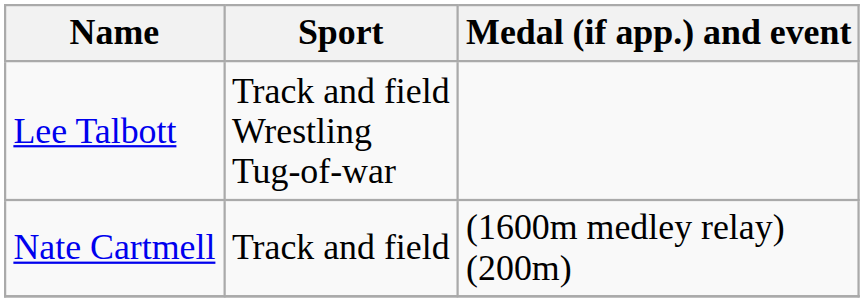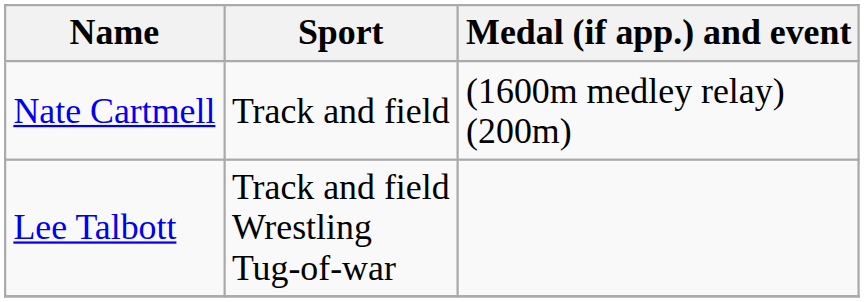rows swapped: (114, 247) <-> (95, 130)
